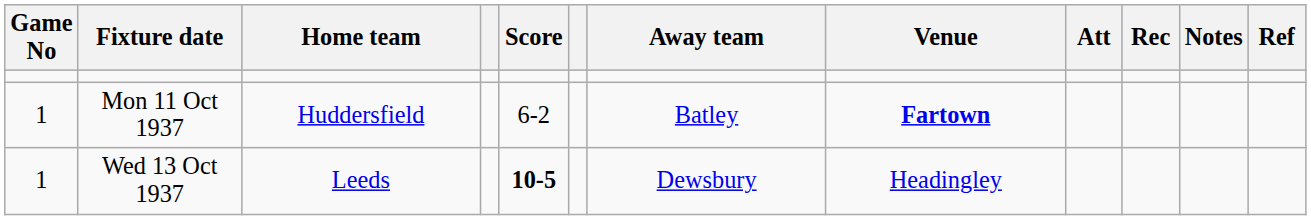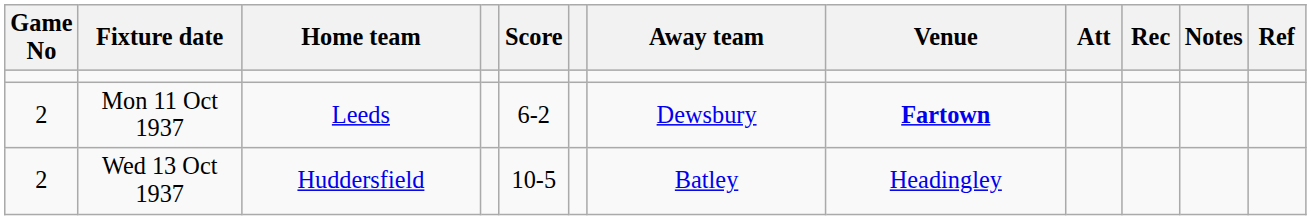(41, 114) 1 -> (41, 114) 2
(361, 114) Huddersfield -> (361, 114) Leeds
(707, 114) Batley -> (707, 114) Dewsbury
(41, 180) 1 -> (41, 180) 2
(361, 180) Leeds -> (361, 180) Huddersfield
(534, 180) bold -> (534, 180) normal
(707, 180) Dewsbury -> (707, 180) Batley
